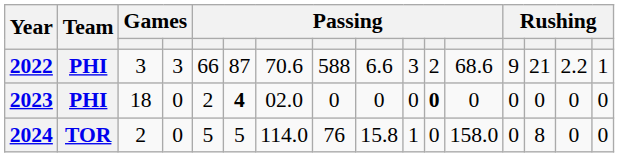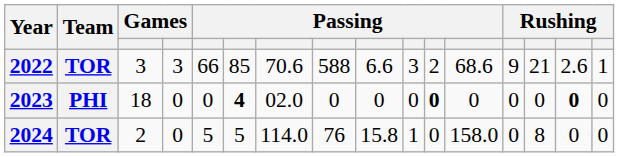(88, 65) PHI -> (88, 65) TOR
(239, 65) 87 -> (239, 65) 85
(574, 65) 2.2 -> (574, 65) 2.6
(208, 100) 2 -> (208, 100) 0
(574, 100) normal -> (574, 100) bold
